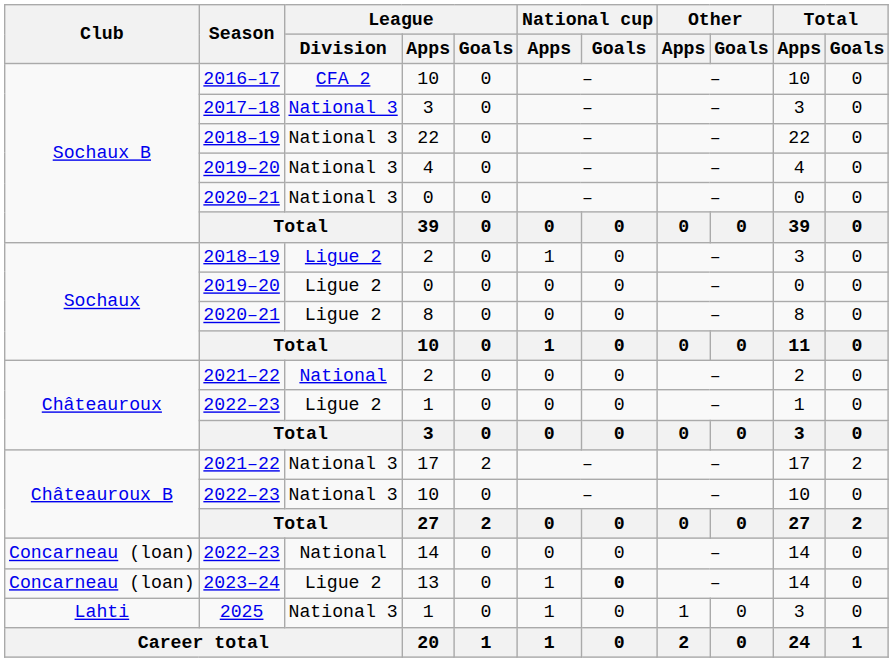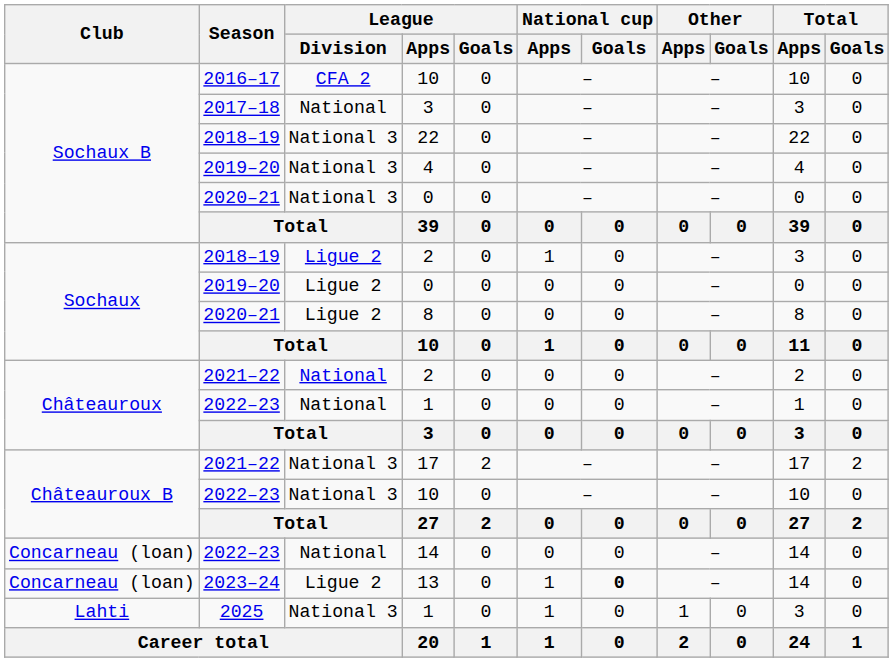(343, 109) National 3 -> (343, 109) National
(343, 405) Ligue 2 -> (343, 405) National
